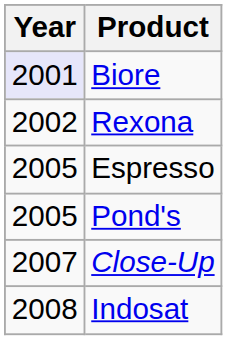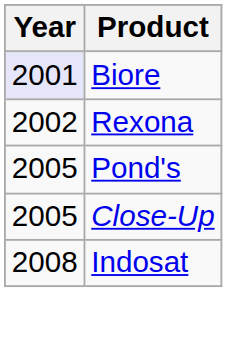- row: (153, 168)
(45, 262) 2007 -> (45, 215) 2005
